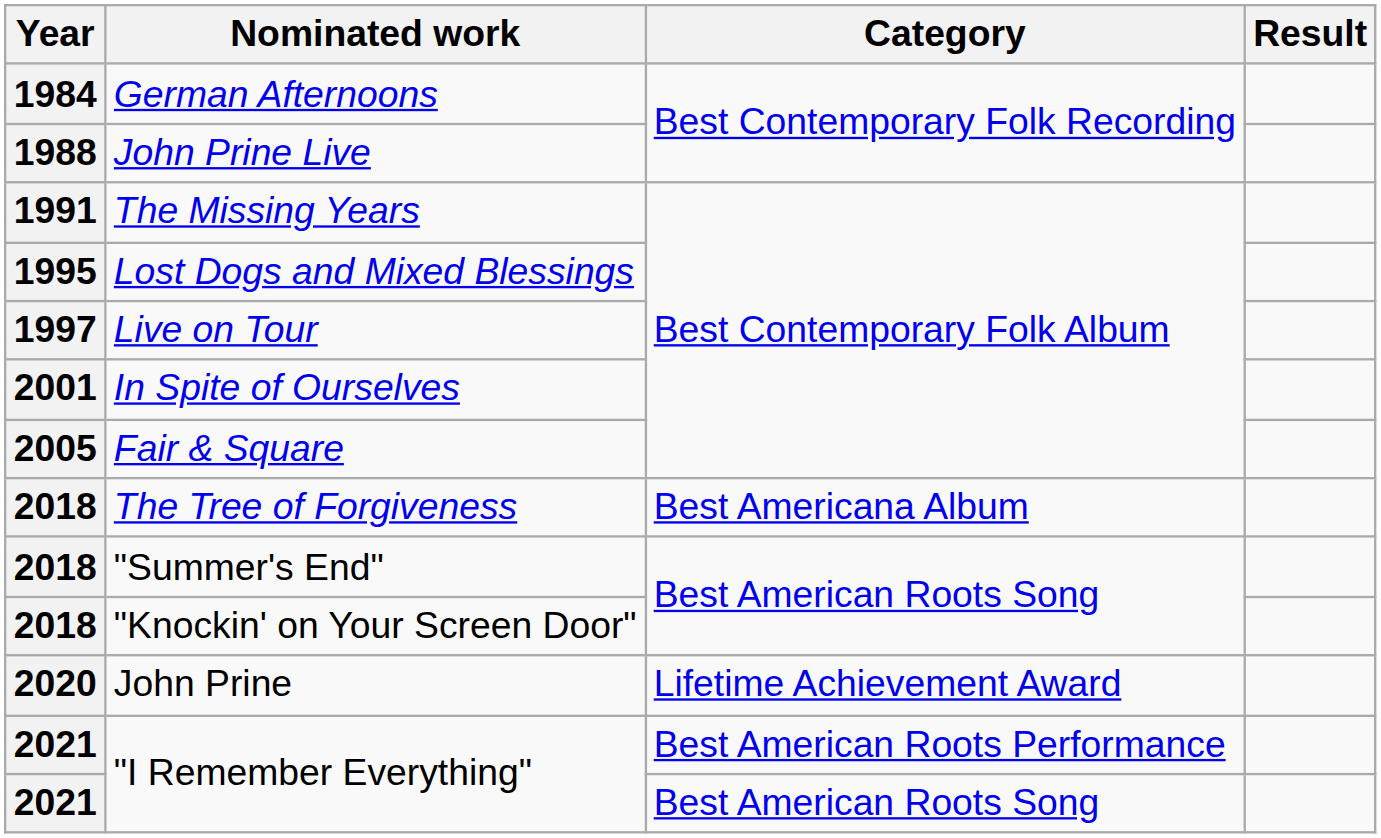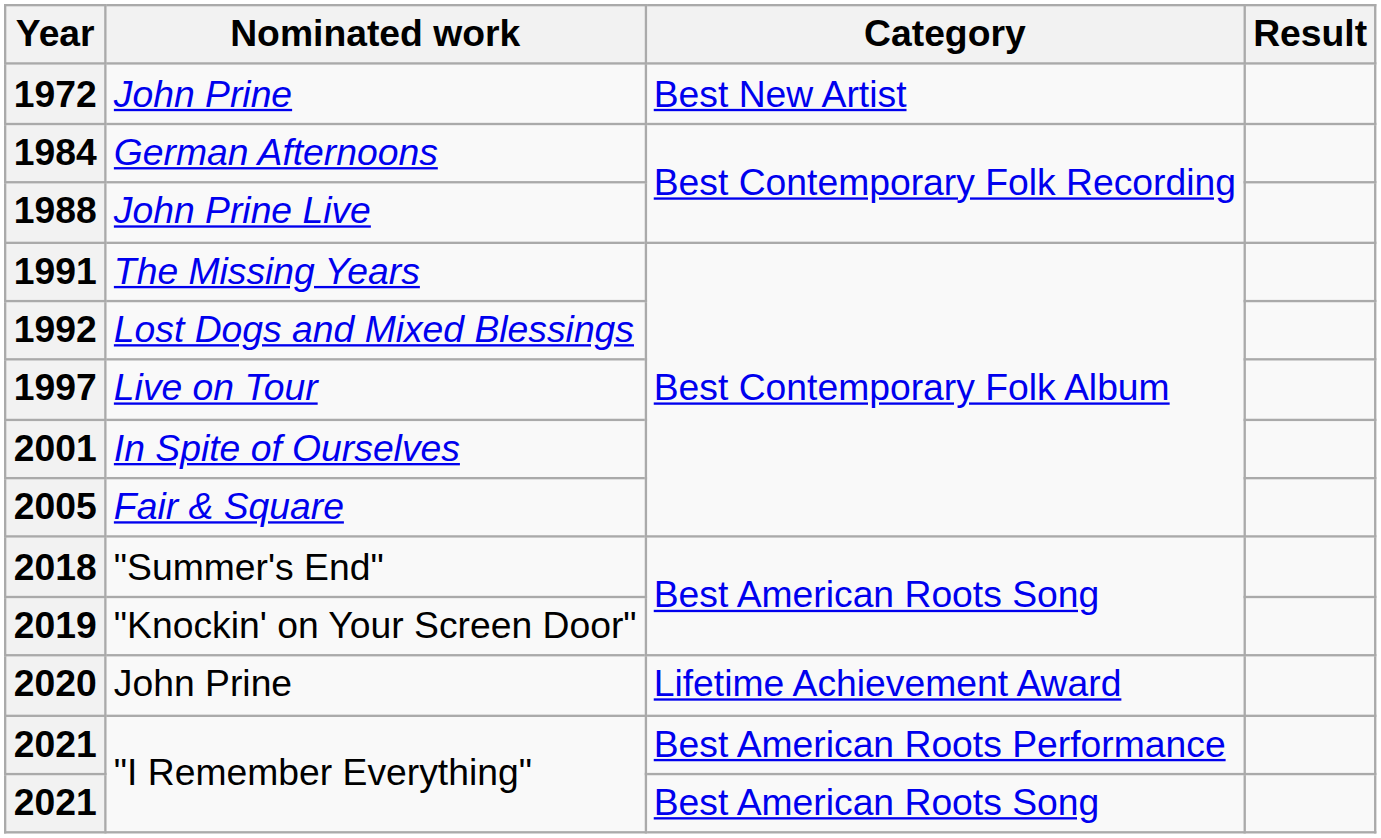+ row: (203, 93)
(55, 270) 1995 -> (55, 329) 1992
- row: (316, 507)
(55, 625) 2018 -> (55, 625) 2019
